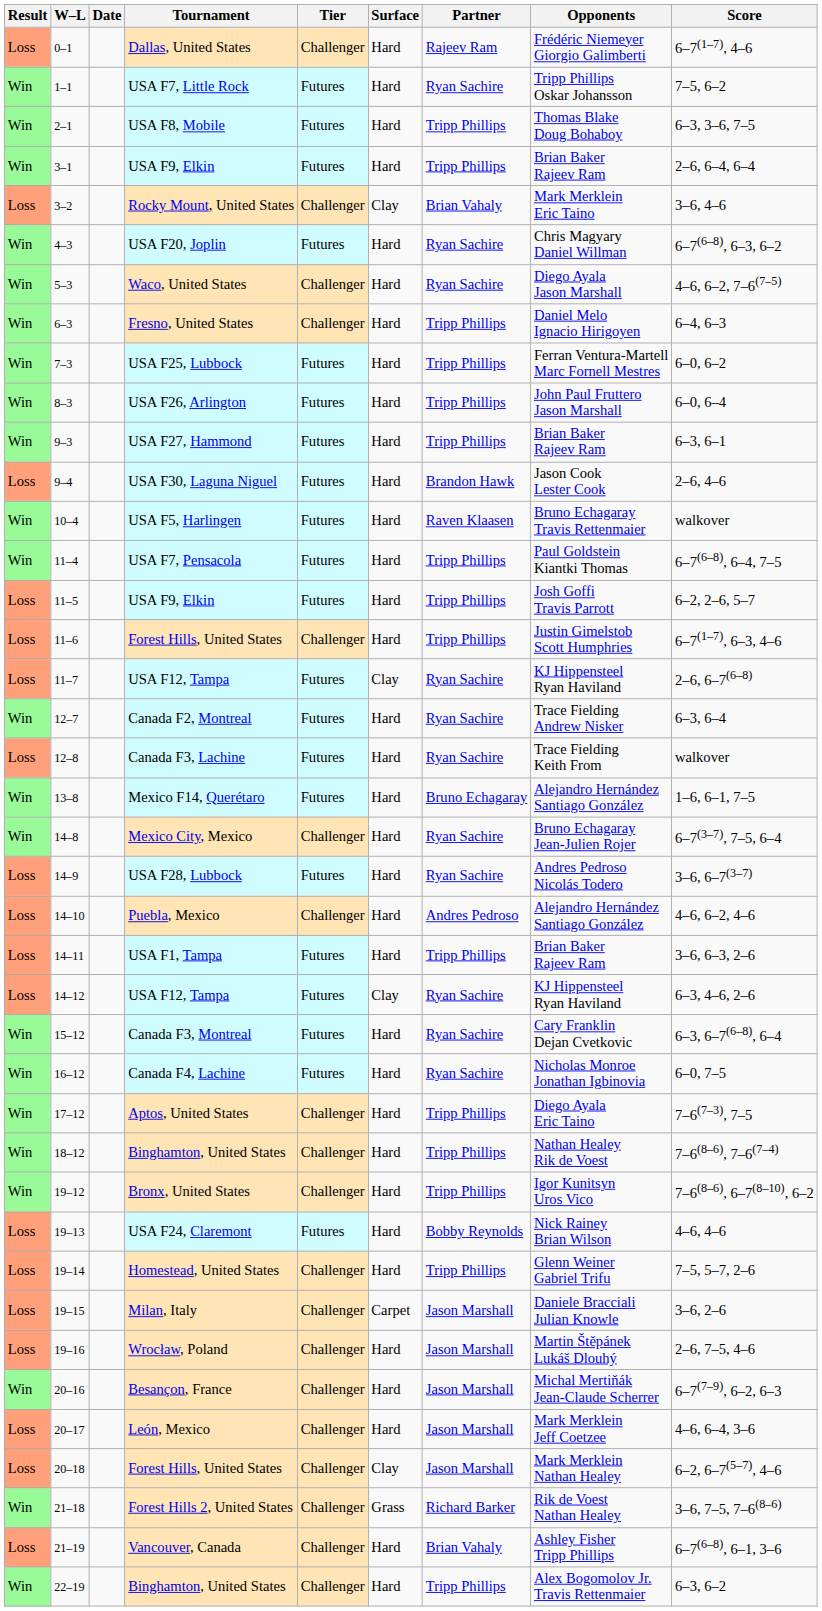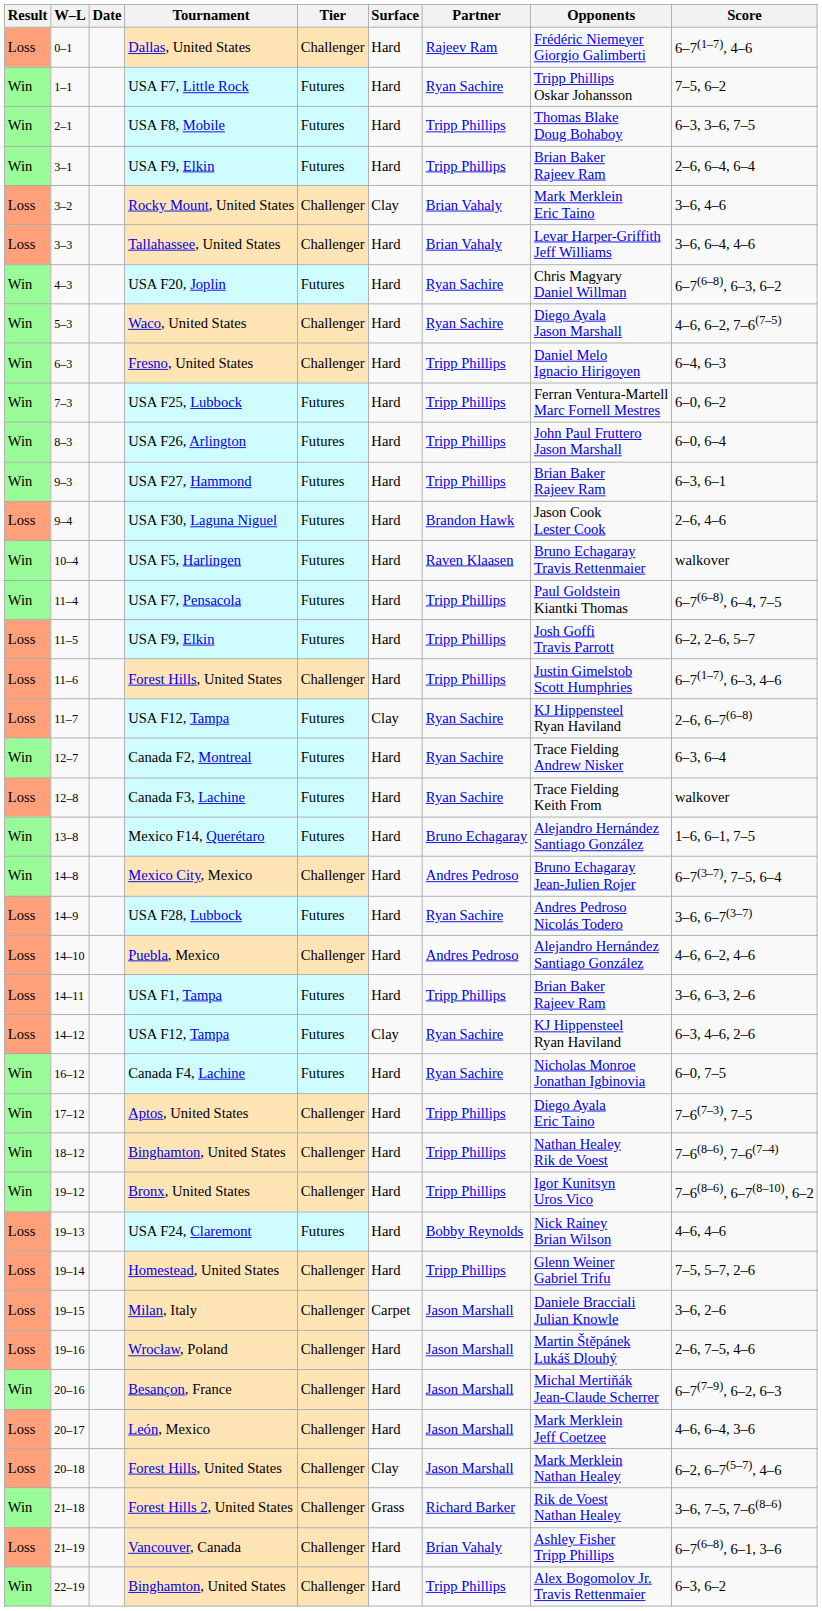+ row: (63, 245)
(465, 836) Ryan Sachire -> (472, 876) Andres Pedroso
- row: (69, 1035)
